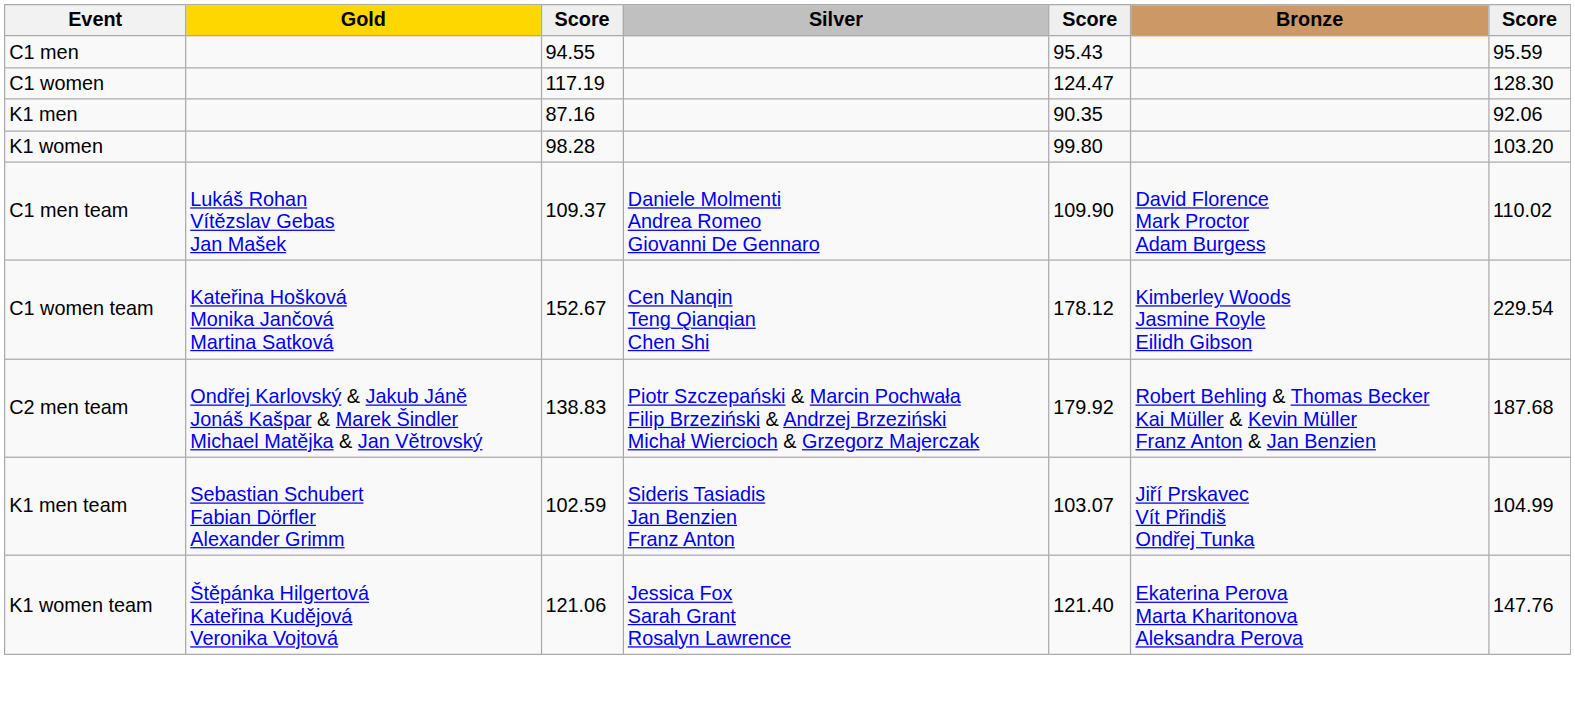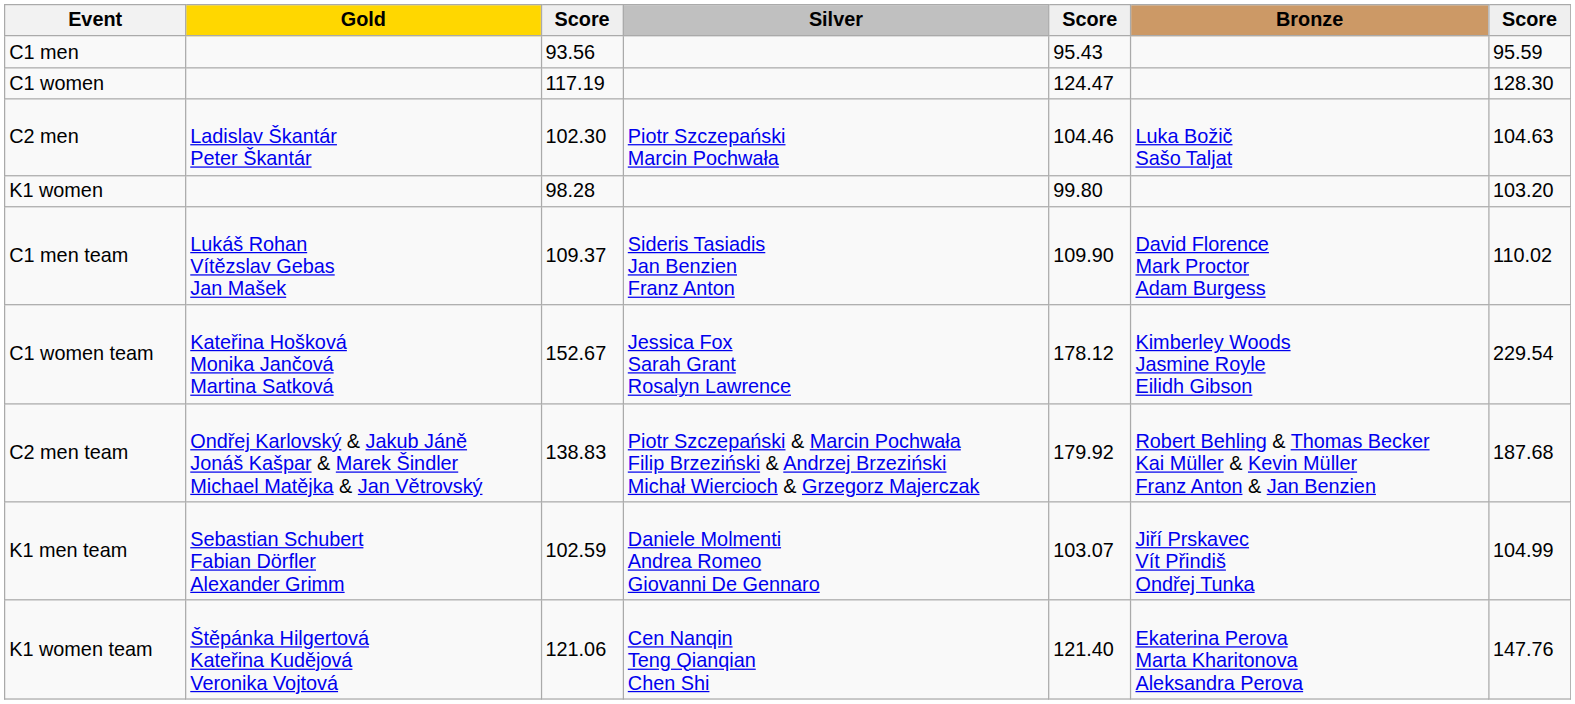(570, 51) 94.55 -> (570, 51) 93.56
+ row: (44, 136)
- row: (43, 114)
(724, 222) Daniele Molmenti Andrea Romeo Giovanni De Gennaro -> (697, 266) Sideris Tasiadis Jan Benzien Franz Anton
(692, 320) Cen Nanqin Teng Qianqian Chen Shi -> (709, 365) Jessica Fox Sarah Grant Rosalyn Lawrence
(697, 517) Sideris Tasiadis Jan Benzien Franz Anton -> (724, 562) Daniele Molmenti Andrea Romeo Giovanni De Gennaro
(709, 615) Jessica Fox Sarah Grant Rosalyn Lawrence -> (692, 660) Cen Nanqin Teng Qianqian Chen Shi
